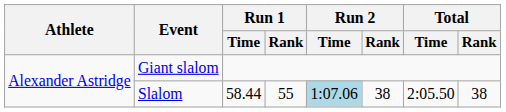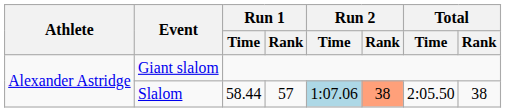(286, 94) 55 -> (286, 94) 57
(383, 94) no background -> (383, 94) lightsalmon background
